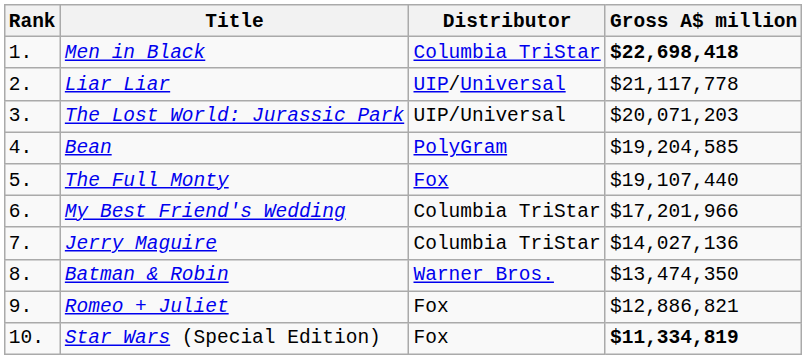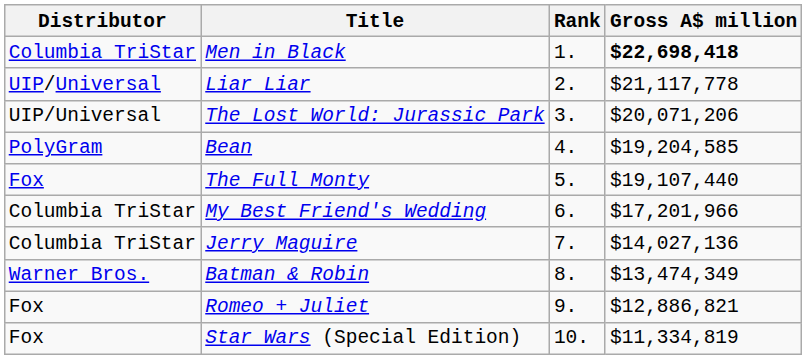columns swapped: (32, 21) <-> (507, 21)
(674, 116) $20,071,203 -> (674, 116) $20,071,206
(674, 275) $13,474,350 -> (674, 275) $13,474,349
(674, 338) bold -> (674, 338) normal
